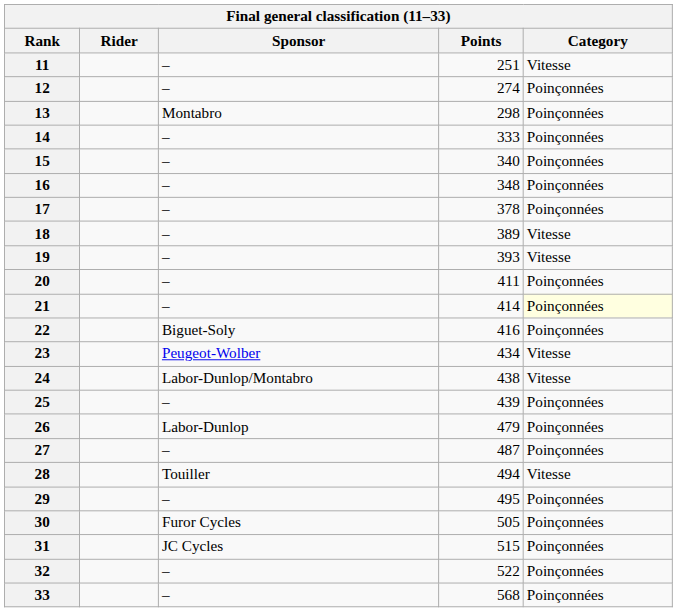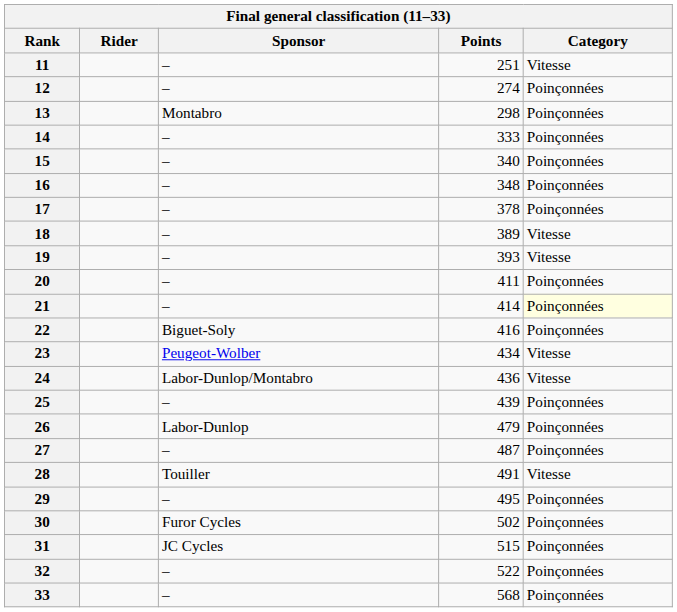(508, 378) 438 -> (508, 378) 436
(508, 474) 494 -> (508, 474) 491
(508, 522) 505 -> (508, 522) 502
